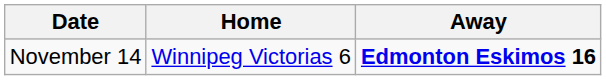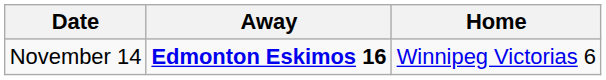columns swapped: (479, 21) <-> (251, 21)
